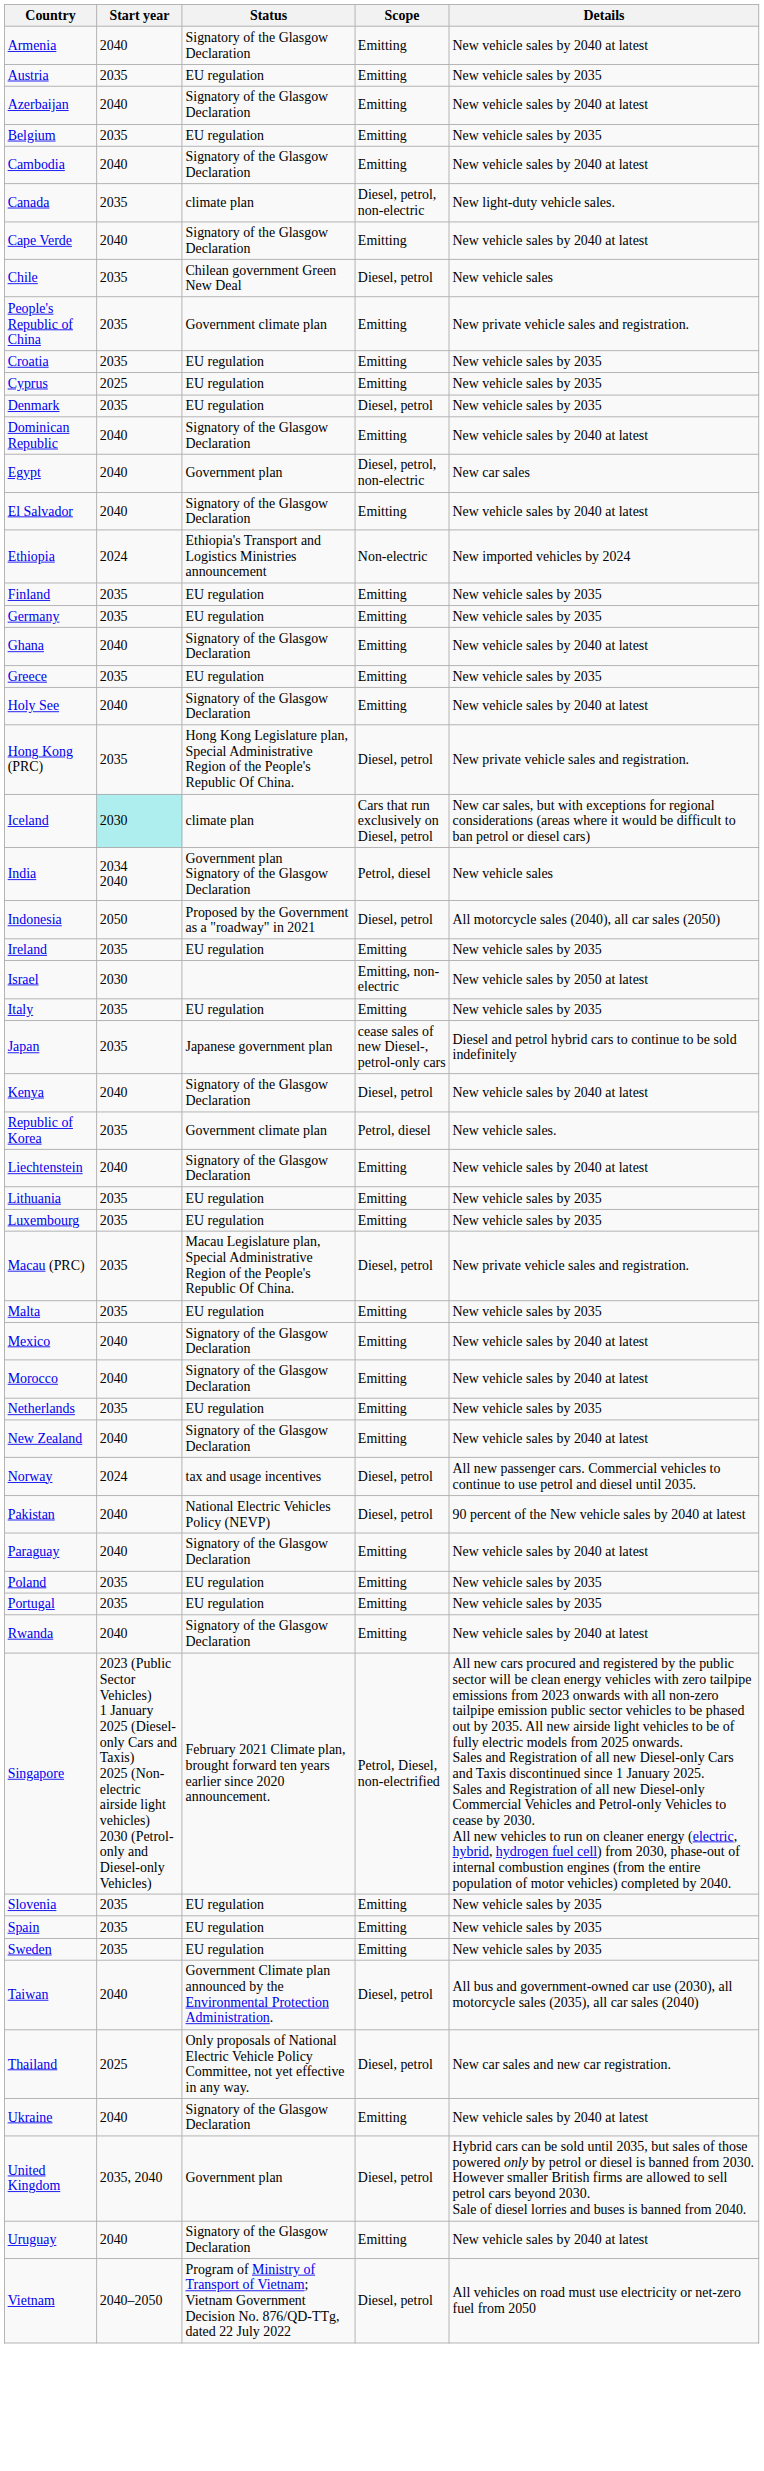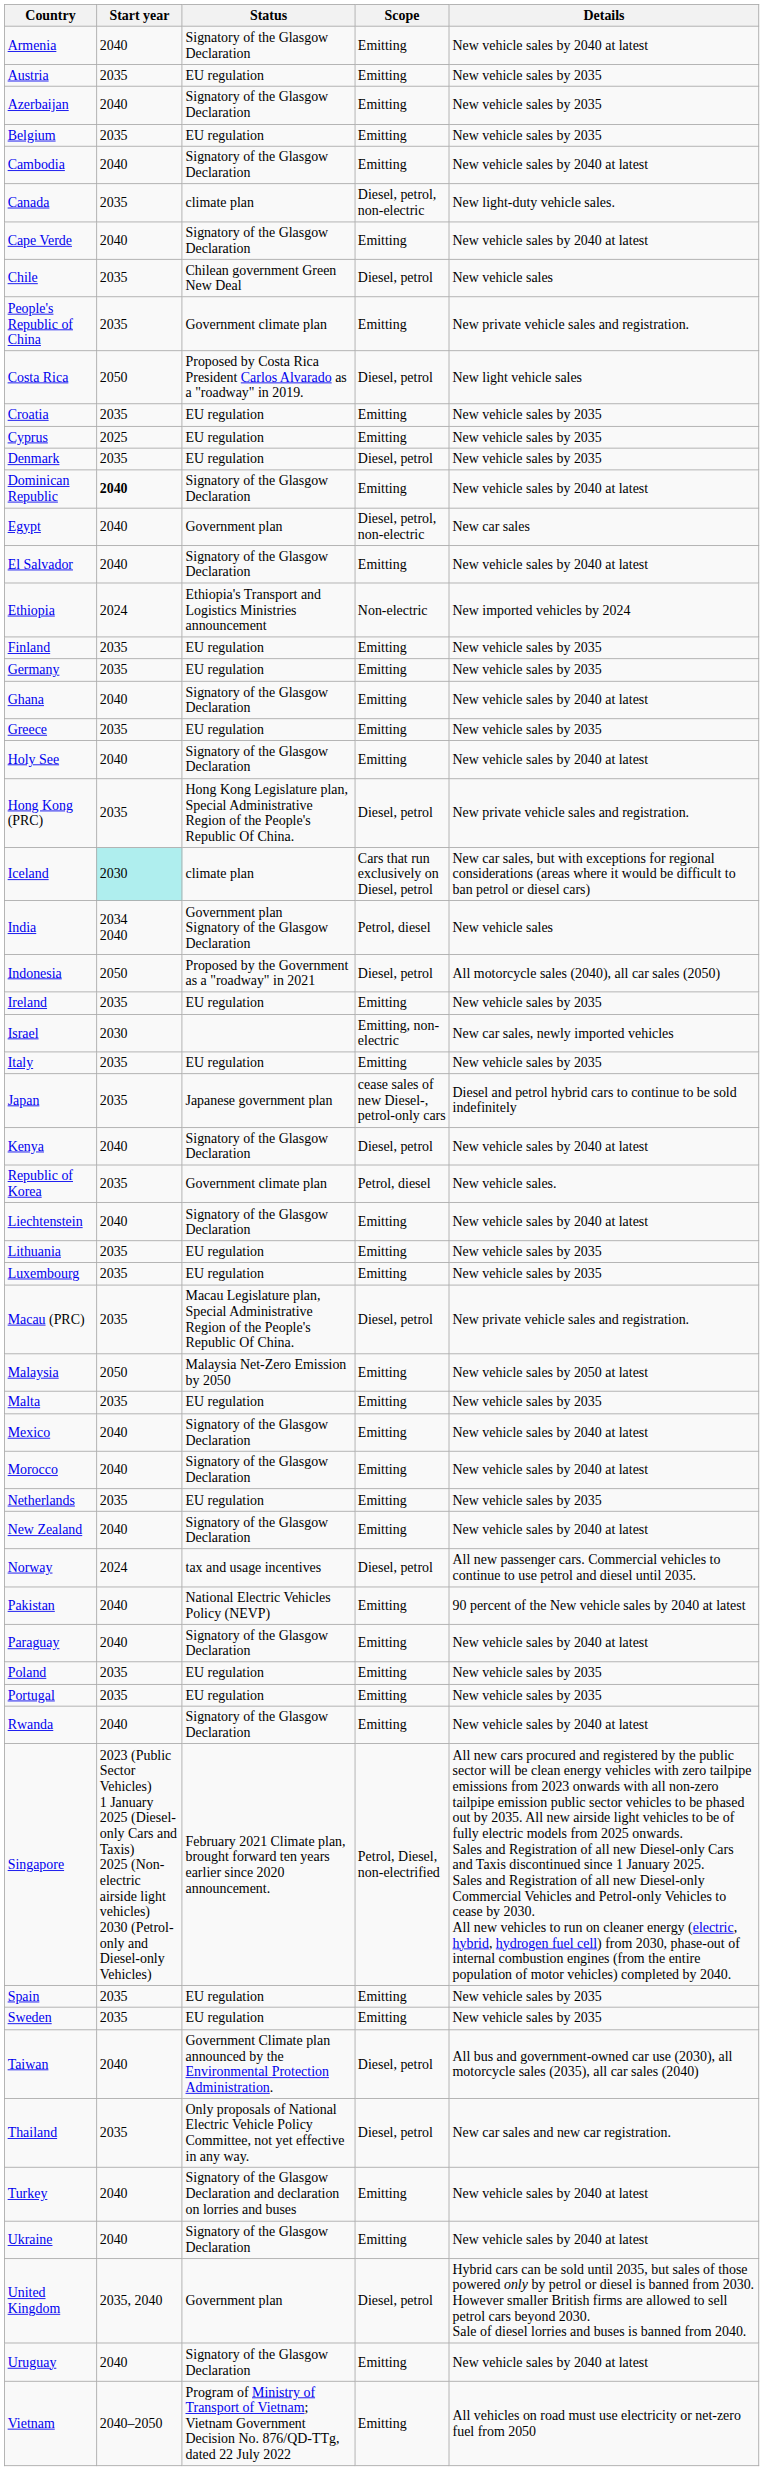(550, 105) New vehicle sales by 2040 at latest -> (527, 105) New vehicle sales by 2035
+ row: (38, 377)
(114, 435) normal -> (114, 489) bold
(550, 979) New vehicle sales by 2050 at latest -> (563, 1033) New car sales, newly imported vehicles
+ row: (33, 1372)
(395, 1514) Diesel, petrol -> (382, 1605) Emitting
- row: (32, 1905)
(114, 2063) 2025 -> (114, 2133) 2035
+ row: (27, 2194)
(395, 2301) Diesel, petrol -> (382, 2423) Emitting
